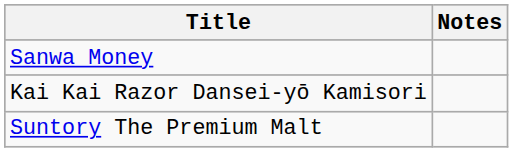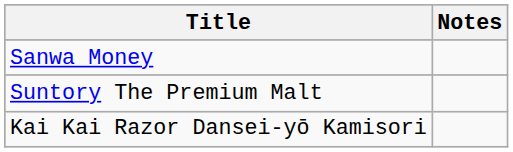rows swapped: (166, 129) <-> (218, 93)
